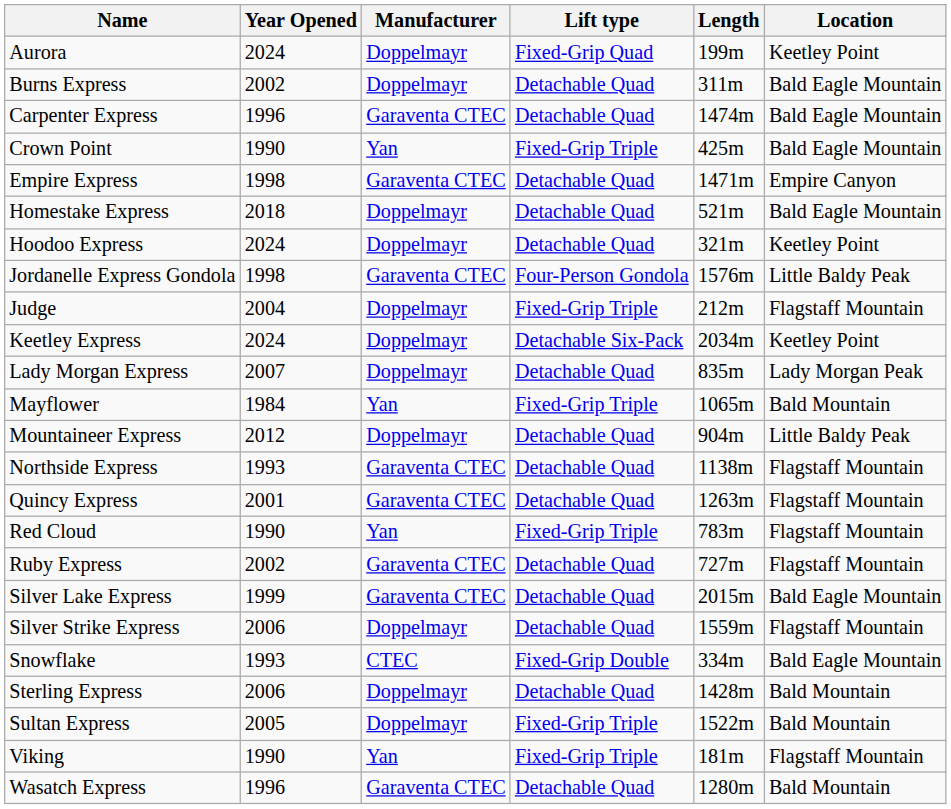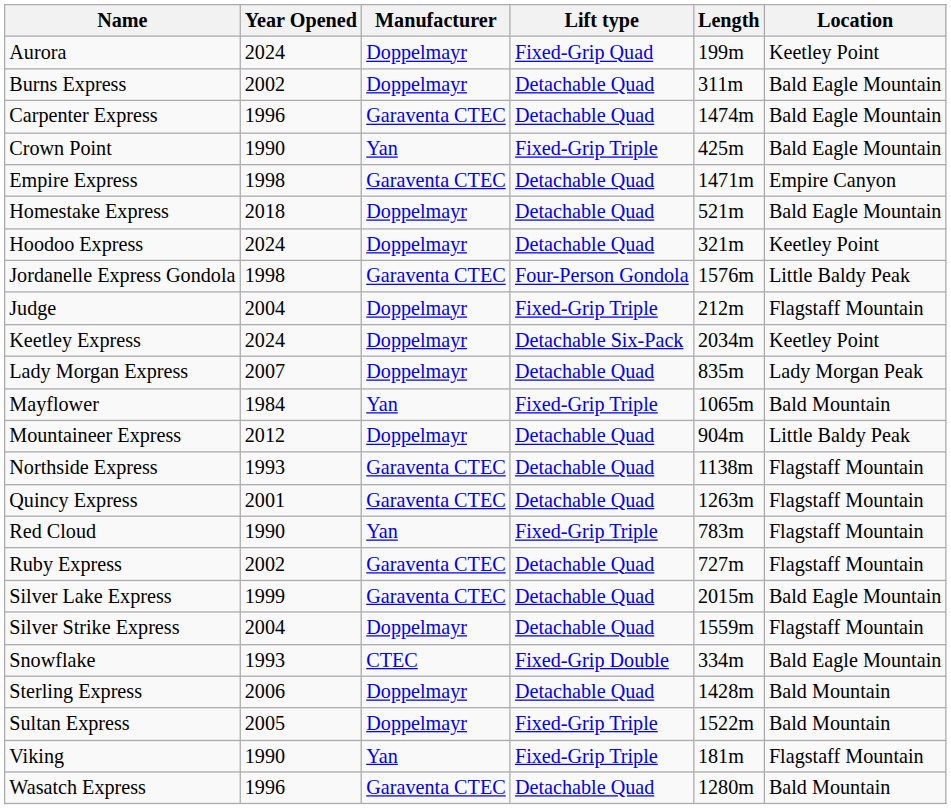(265, 627) 2006 -> (265, 627) 2004
